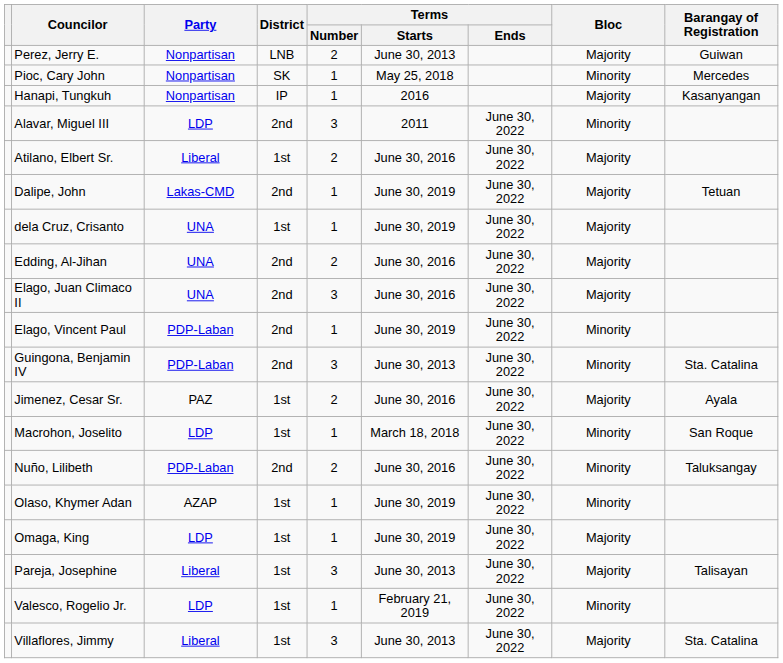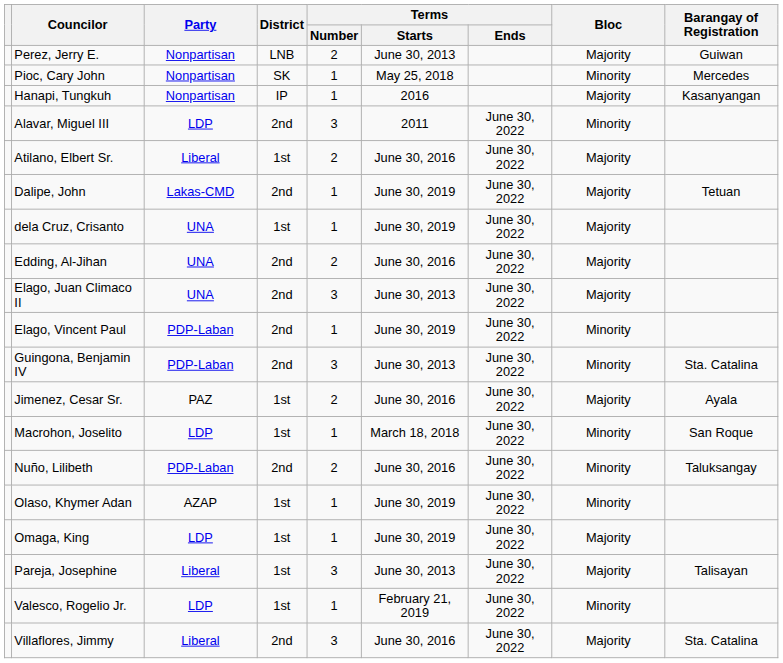(415, 296) June 30, 2016 -> (415, 296) June 30, 2013
(282, 641) 1st -> (282, 641) 2nd
(415, 641) June 30, 2013 -> (415, 641) June 30, 2016
